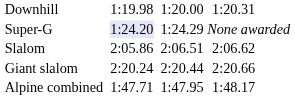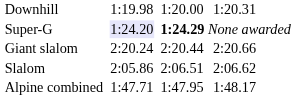(182, 29) normal -> (182, 29) bold
rows swapped: (41, 68) <-> (25, 48)
